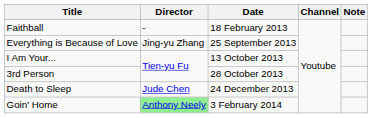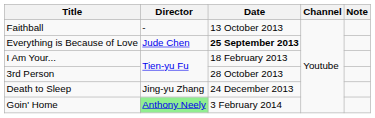(249, 27) 18 February 2013 -> (247, 27) 13 October 2013
(173, 43) Jing-yu Zhang -> (166, 43) Jude Chen
(253, 43) normal -> (255, 43) bold
(247, 58) 13 October 2013 -> (249, 58) 18 February 2013
(166, 89) Jude Chen -> (173, 89) Jing-yu Zhang
